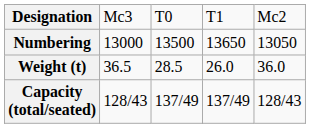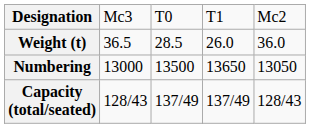rows swapped: (52, 42) <-> (52, 67)
